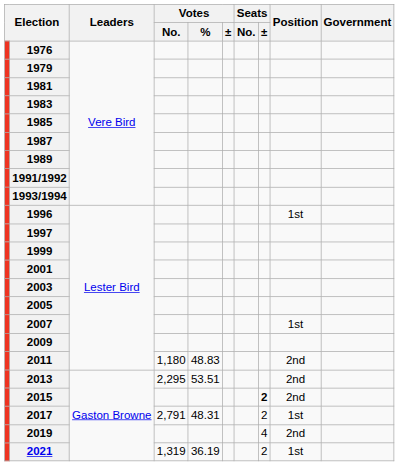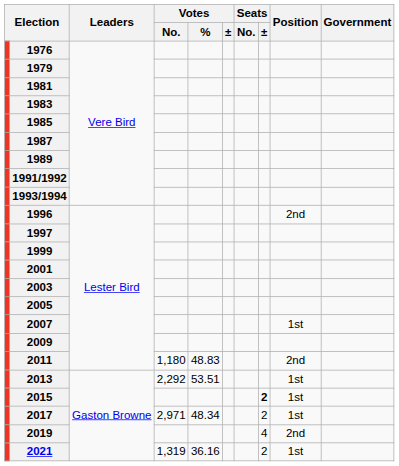(295, 214) 1st -> (296, 214) 2nd
(171, 379) 2,295 -> (171, 379) 2,292
(296, 379) 2nd -> (295, 379) 1st
(296, 397) 2nd -> (295, 397) 1st
(171, 415) 2,791 -> (171, 415) 2,971
(205, 415) 48.31 -> (205, 415) 48.34
(205, 452) 36.19 -> (205, 452) 36.16
